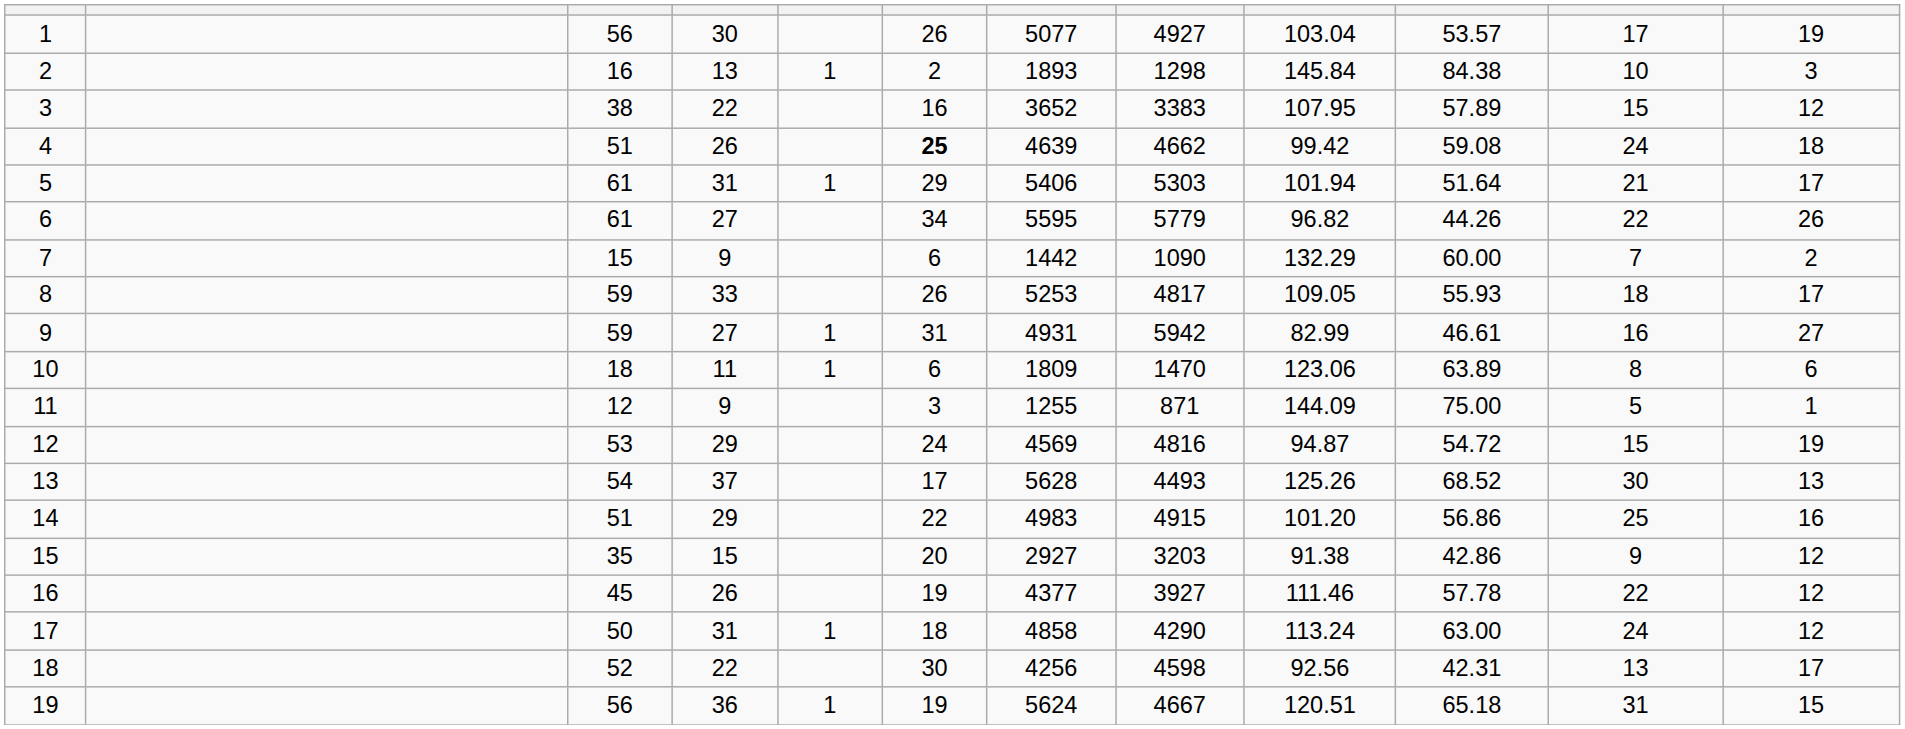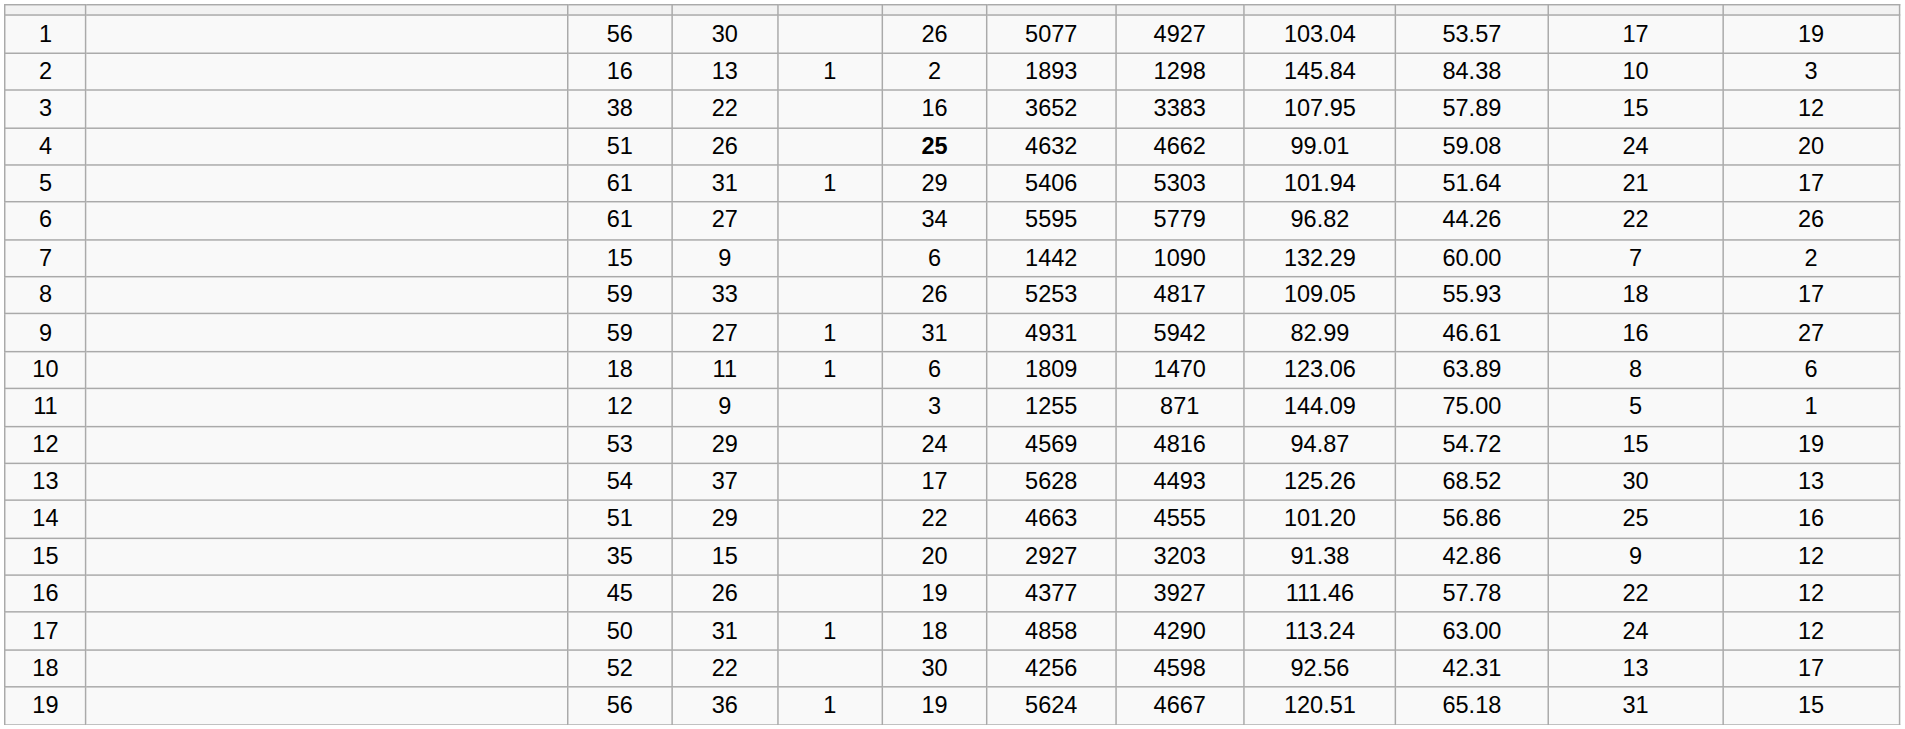(1051, 145) 4639 -> (1051, 145) 4632
(1320, 145) 99.42 -> (1320, 145) 99.01
(1811, 145) 18 -> (1811, 145) 20
(1051, 518) 4983 -> (1051, 518) 4663
(1180, 518) 4915 -> (1180, 518) 4555
